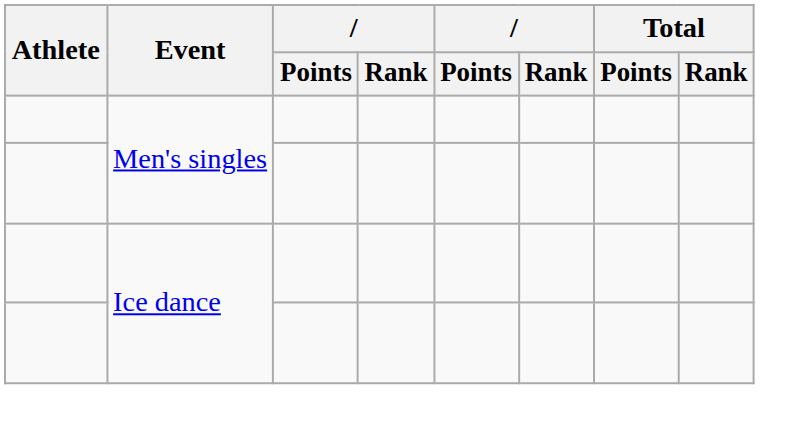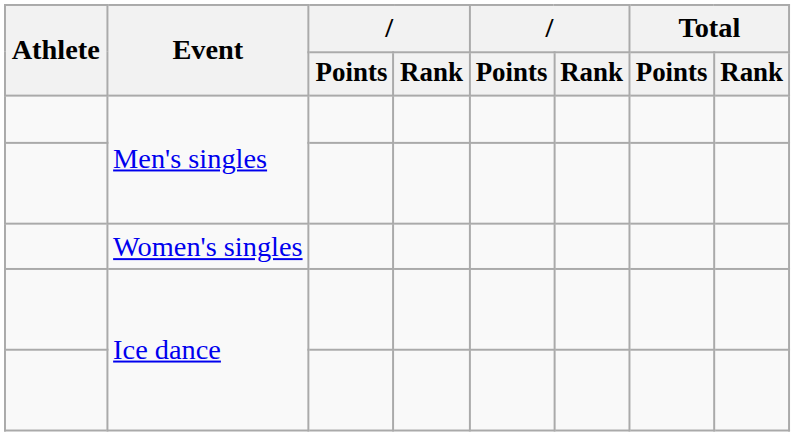+ row: (56, 247)
